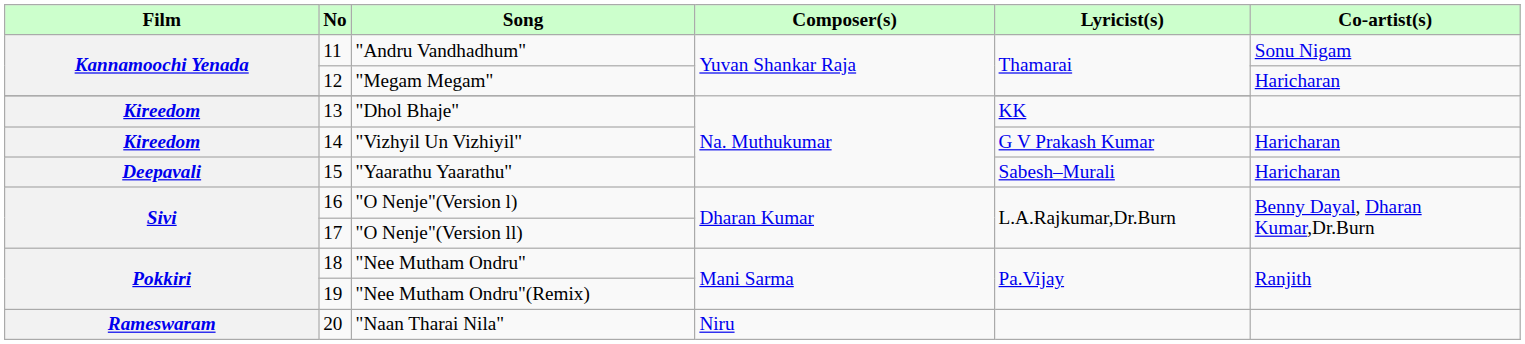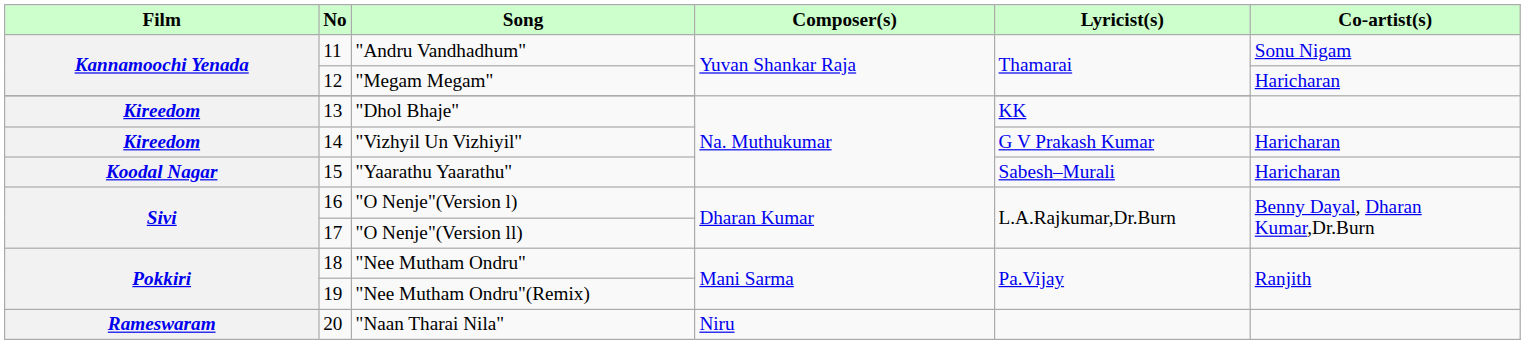(162, 171) Deepavali -> (162, 171) Koodal Nagar
